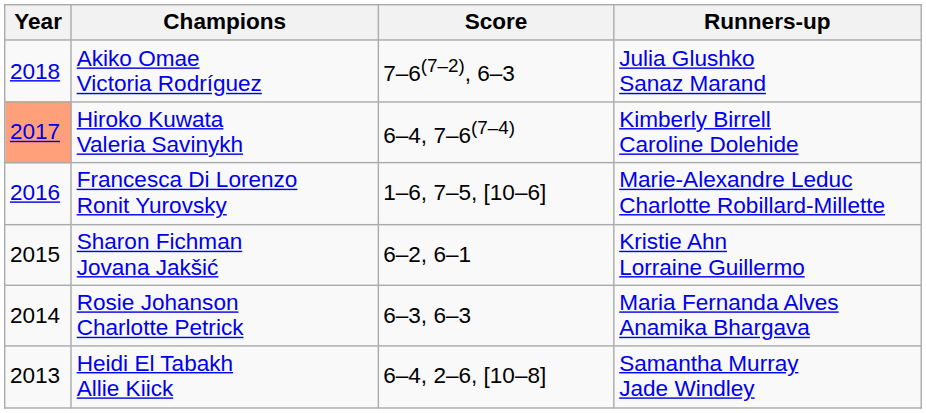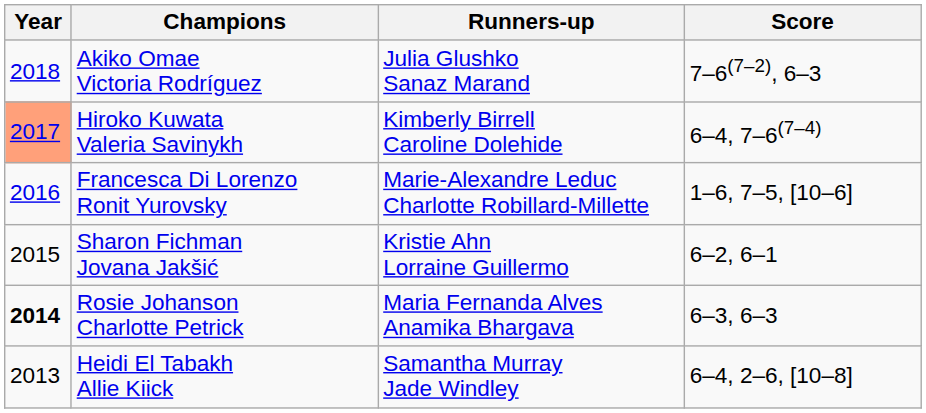columns swapped: (767, 22) <-> (496, 22)
(35, 315) normal -> (35, 315) bold
